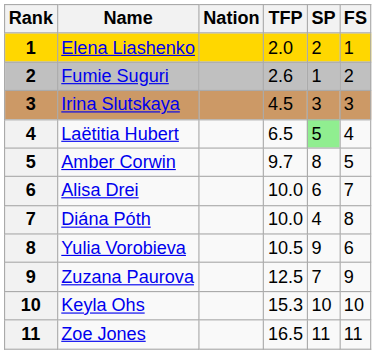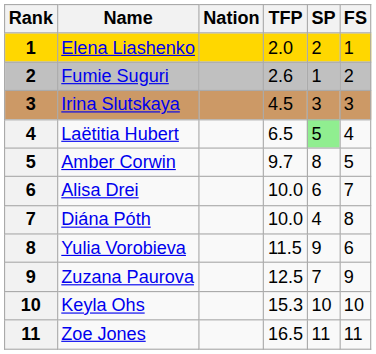(285, 248) 10.5 -> (285, 248) 11.5
